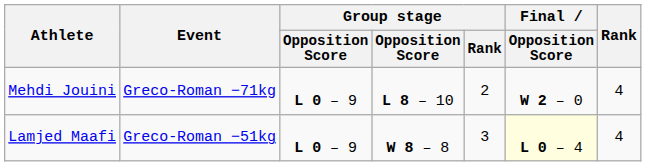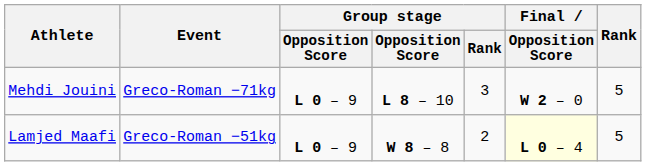(485, 91) 2 -> (485, 91) 3
(619, 91) 4 -> (619, 91) 5
(485, 137) 3 -> (485, 137) 2
(619, 137) 4 -> (619, 137) 5
